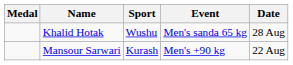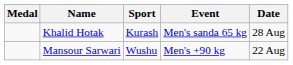(141, 32) Wushu -> (142, 32) Kurash
(142, 51) Kurash -> (141, 51) Wushu
